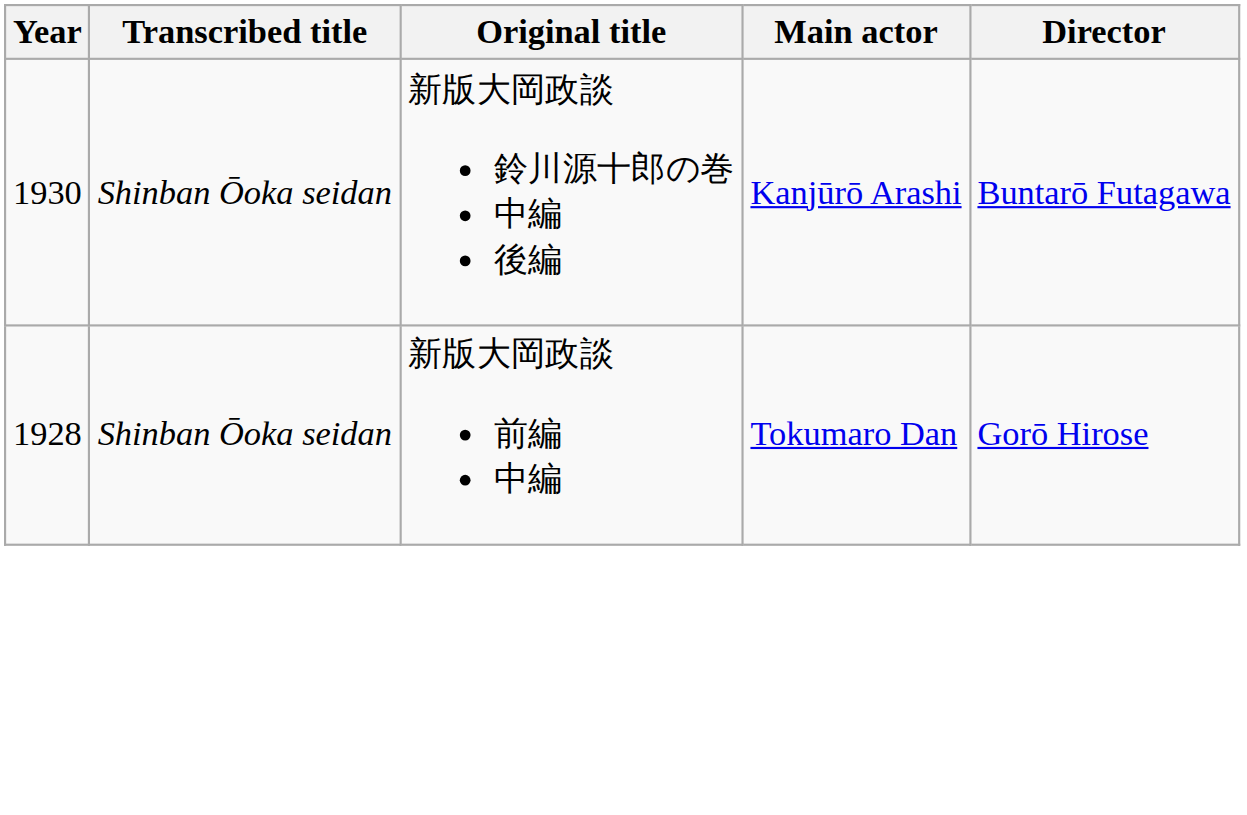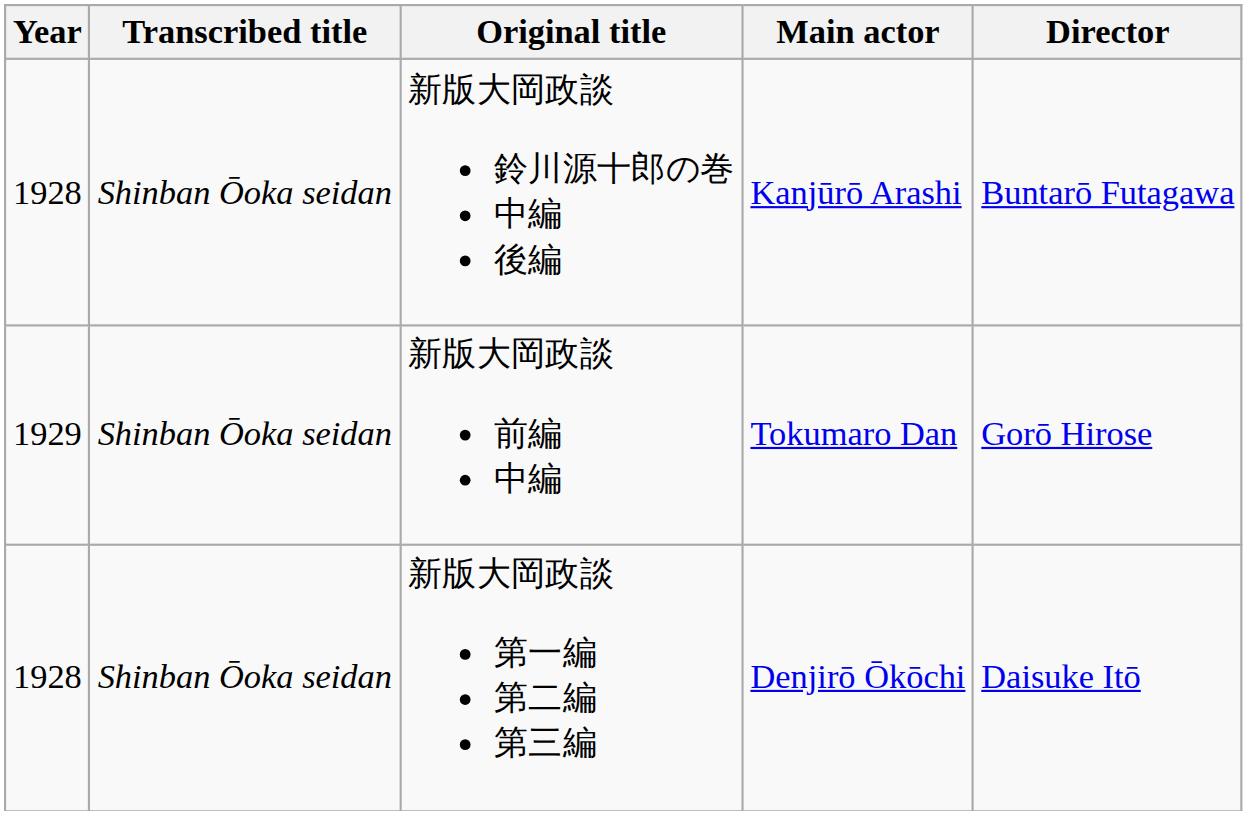(47, 191) 1930 -> (47, 191) 1928
(47, 434) 1928 -> (47, 434) 1929
+ row: (571, 661)
